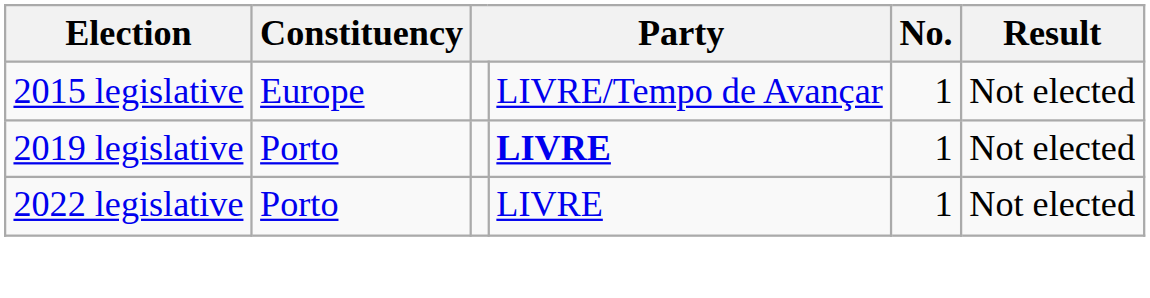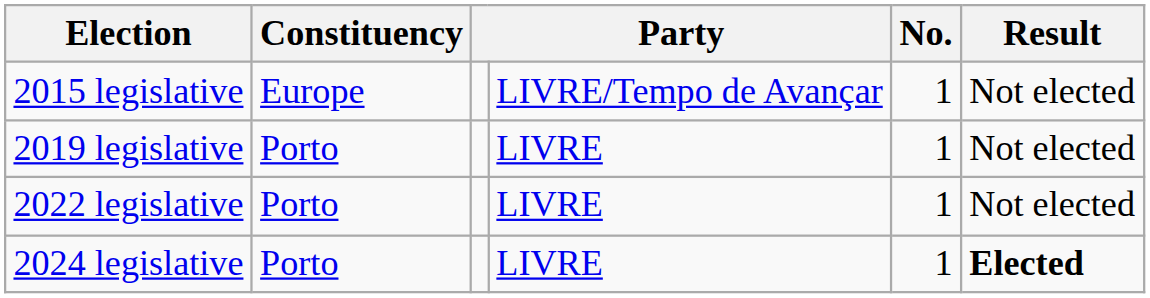(554, 147) bold -> (550, 147) normal
+ row: (128, 262)
